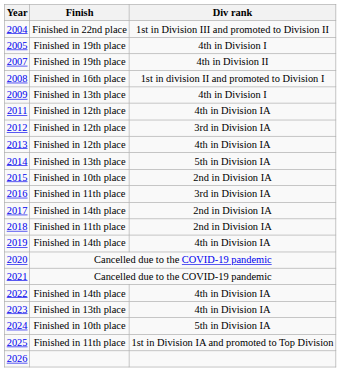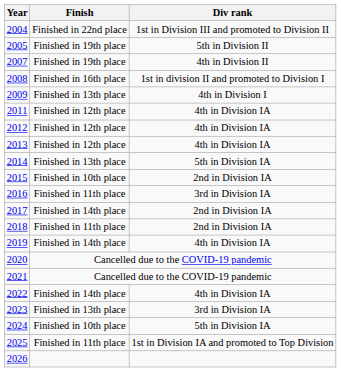(233, 45) 4th in Division I -> (233, 45) 5th in Division II
(233, 128) 3rd in Division IA -> (233, 128) 4th in Division IA
(233, 309) 4th in Division IA -> (233, 309) 3rd in Division IA
